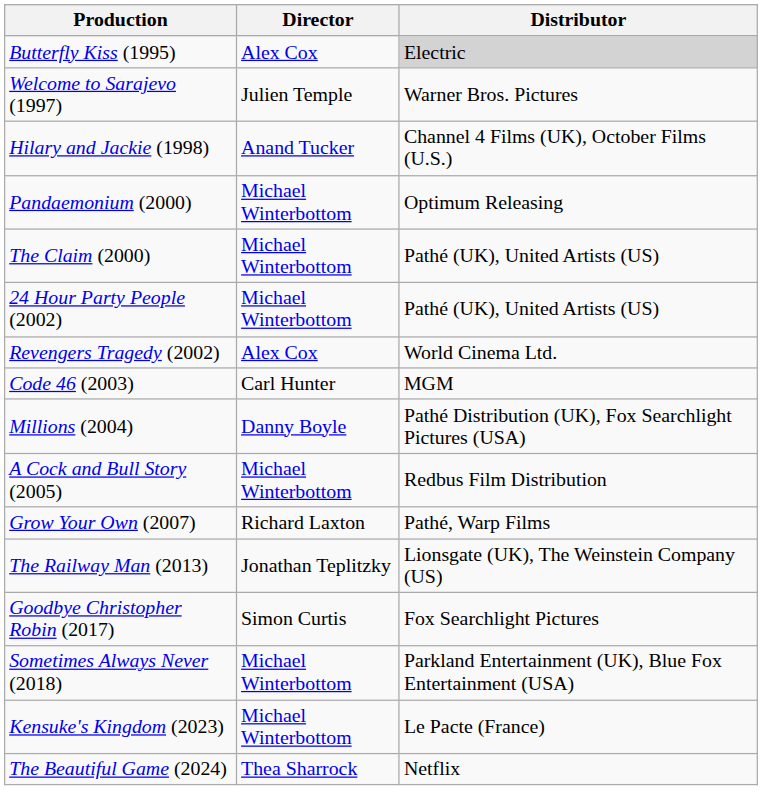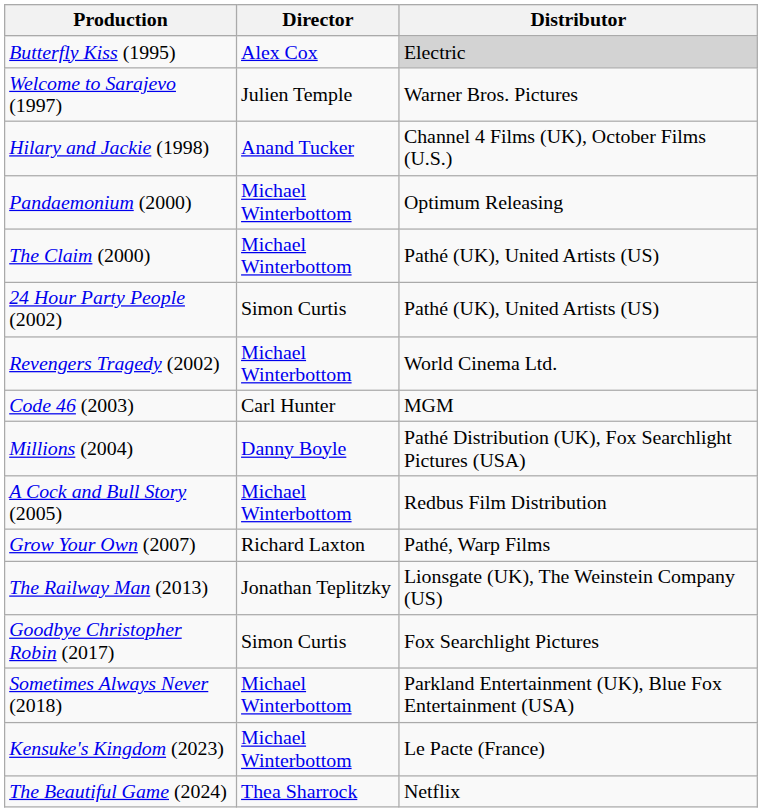(296, 309) Michael Winterbottom -> (294, 309) Simon Curtis
(279, 352) Alex Cox -> (296, 363) Michael Winterbottom
